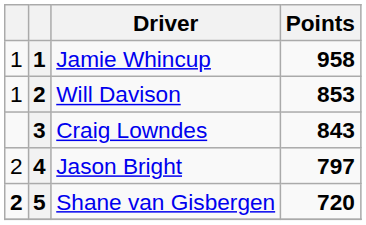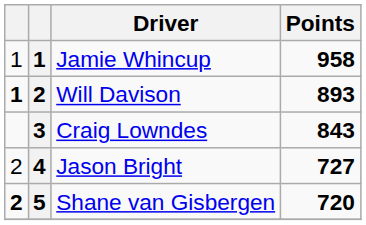(16, 95) normal -> (16, 95) bold
(336, 95) 853 -> (336, 95) 893
(336, 166) 797 -> (336, 166) 727
